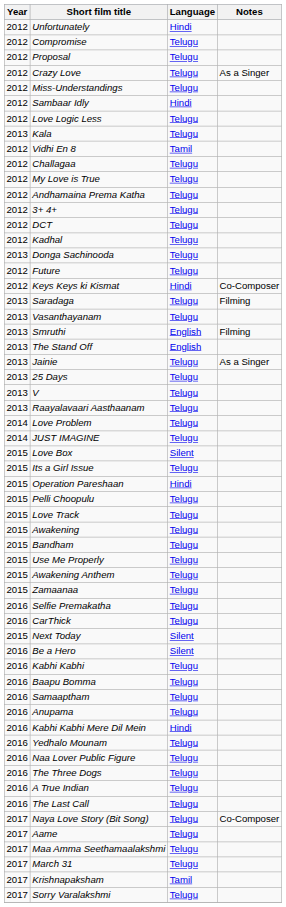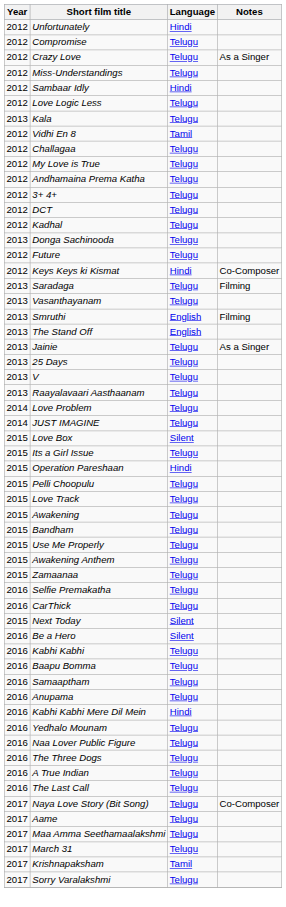- row: (51, 57)
